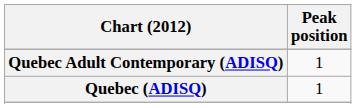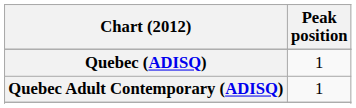rows swapped: (146, 89) <-> (146, 62)
